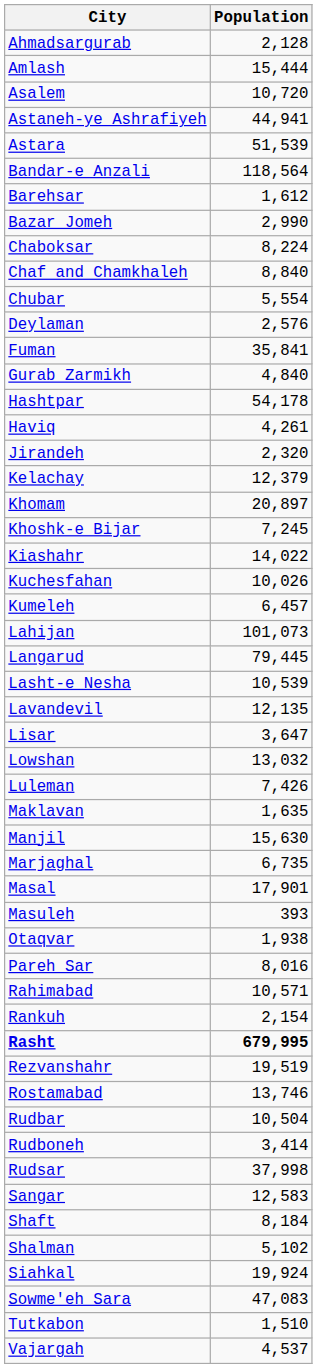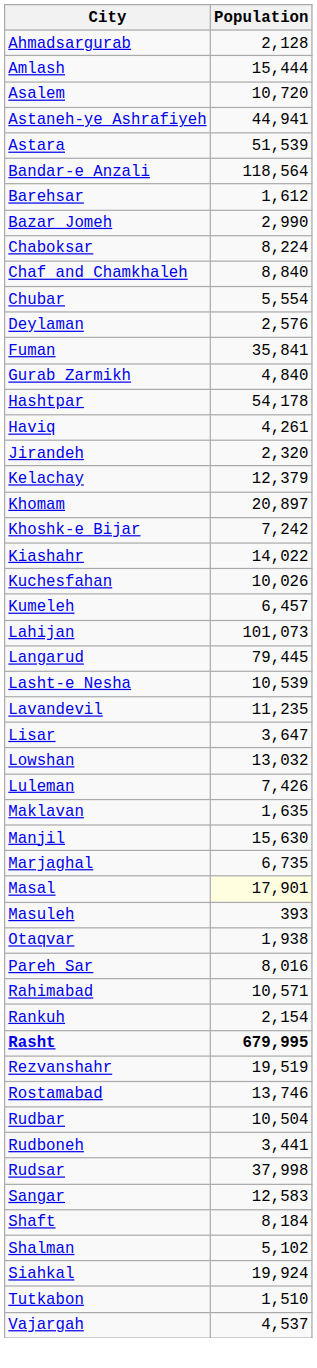(285, 530) 7,245 -> (285, 530) 7,242
(280, 710) 12,135 -> (280, 710) 11,235
(280, 889) no background -> (280, 889) lightyellow background
(285, 1145) 3,414 -> (285, 1145) 3,441
- row: (70, 1299)
